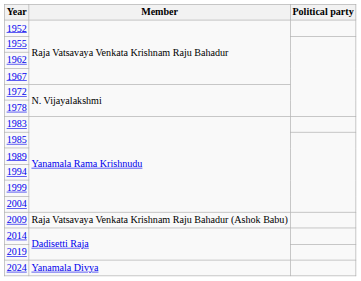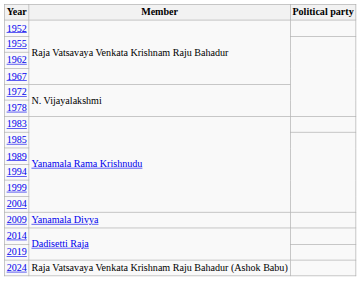(160, 220) Raja Vatsavaya Venkata Krishnam Raju Bahadur (Ashok Babu) -> (65, 220) Yanamala Divya
(65, 268) Yanamala Divya -> (160, 268) Raja Vatsavaya Venkata Krishnam Raju Bahadur (Ashok Babu)
